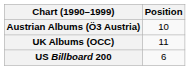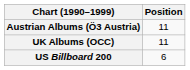(164, 27) 10 -> (164, 27) 11
